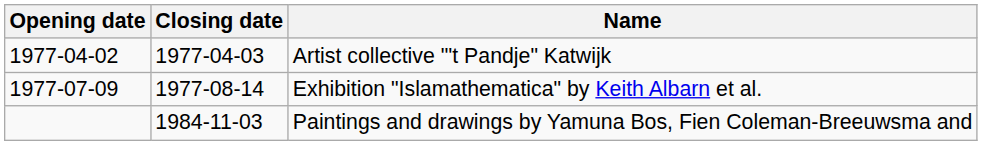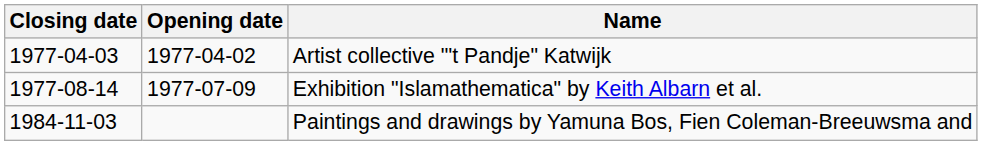columns swapped: (78, 21) <-> (219, 21)
